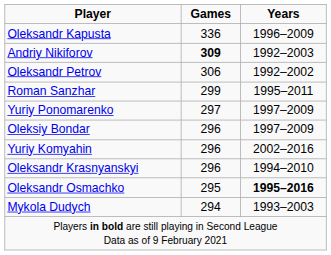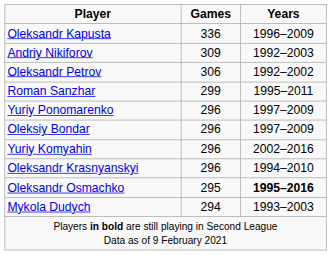(211, 52) bold -> (211, 52) normal
(211, 110) 297 -> (211, 110) 296
